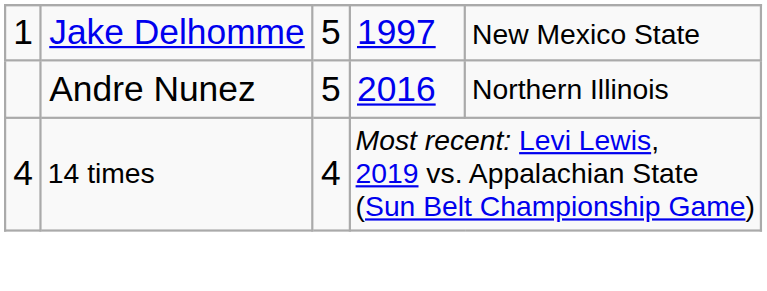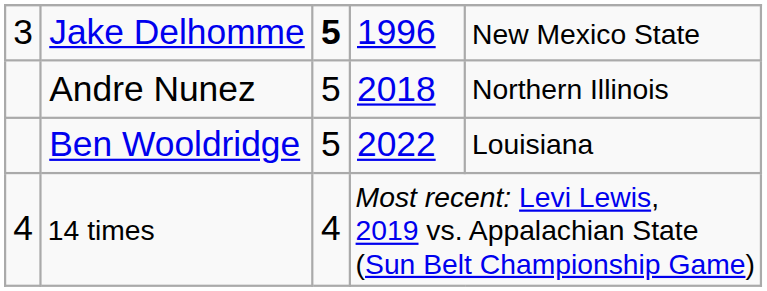(23, 32) 1 -> (23, 32) 3
(331, 32) normal -> (331, 32) bold
(396, 32) 1997 -> (396, 32) 1996
(396, 88) 2016 -> (396, 88) 2018
+ row: (175, 144)
